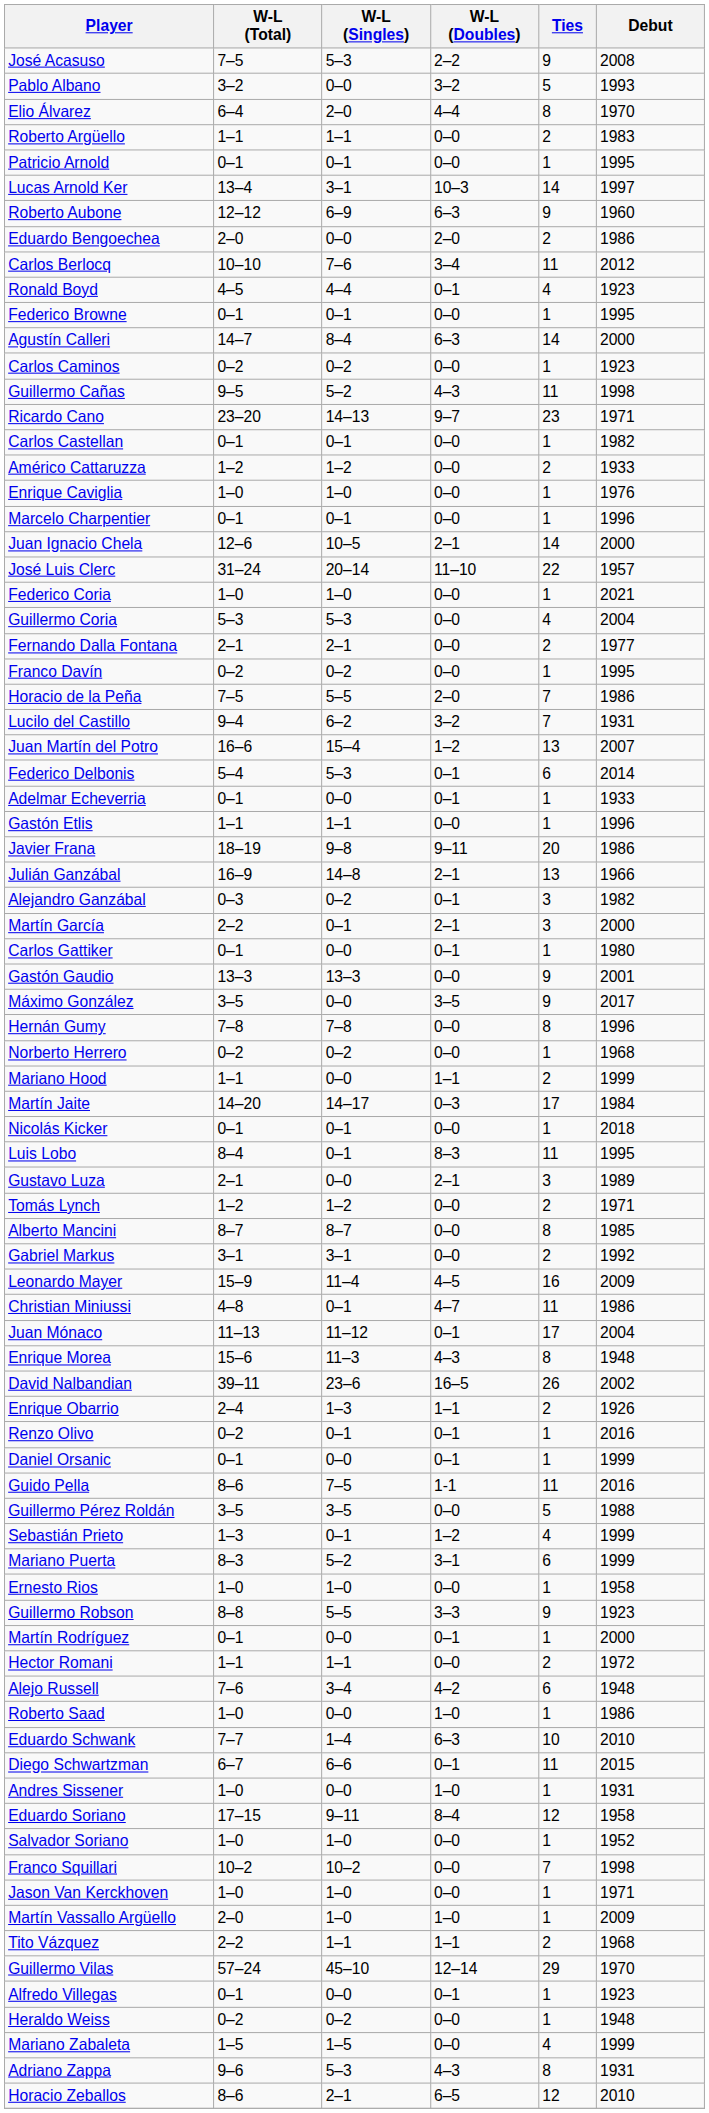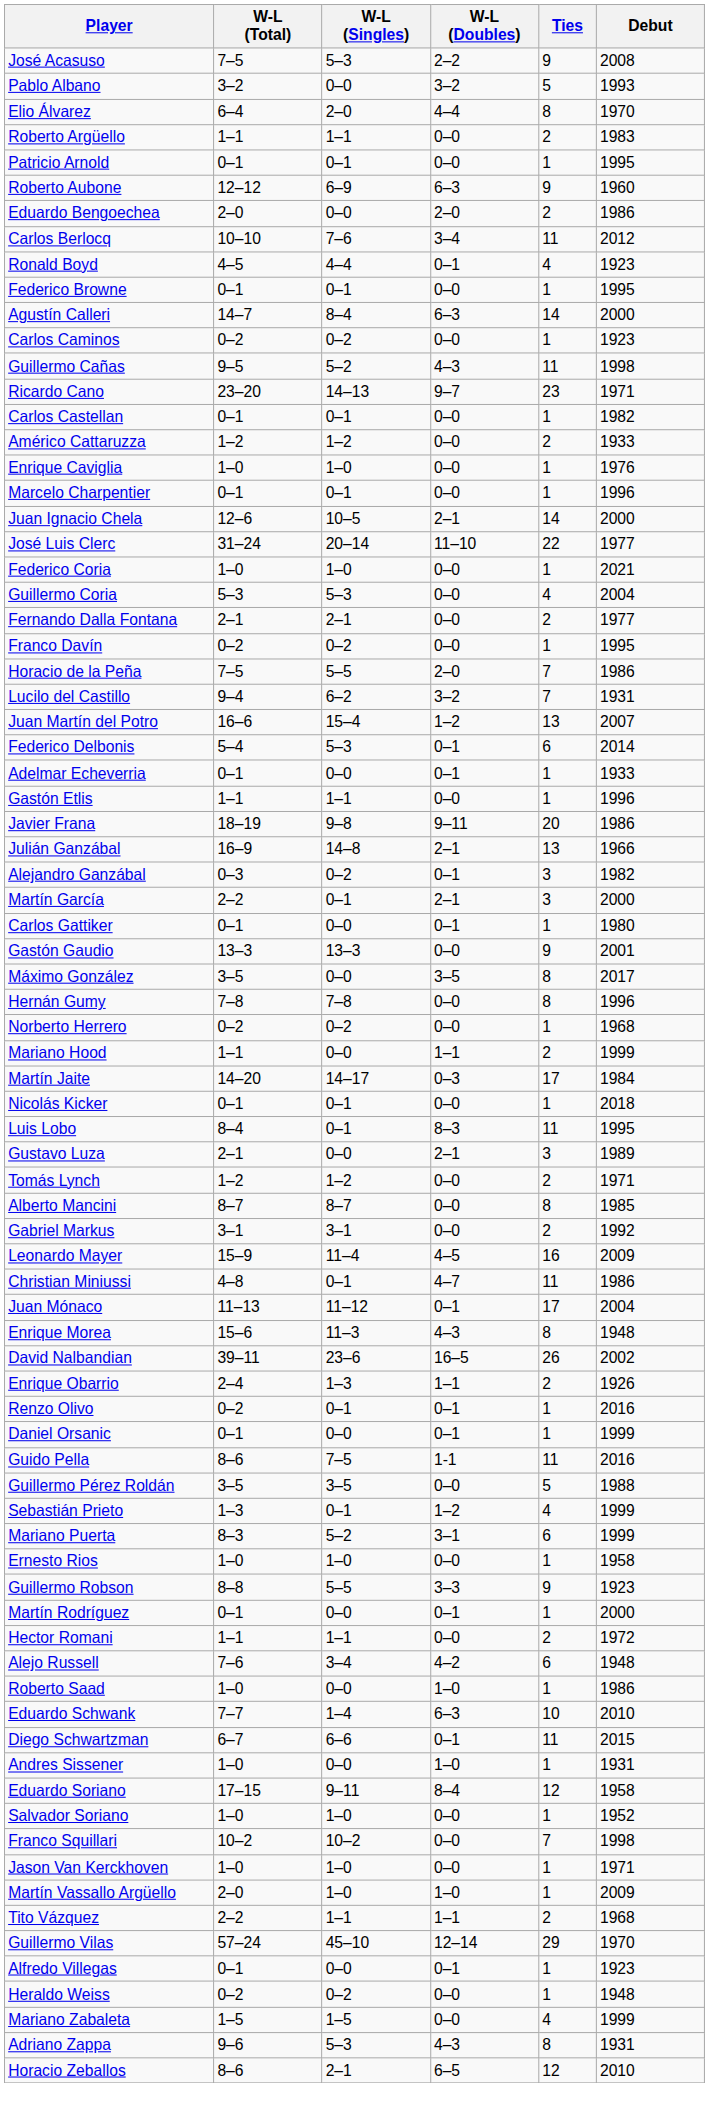- row: (68, 187)
(617, 569) 1957 -> (617, 543) 1977
(547, 1001) 9 -> (547, 976) 8
